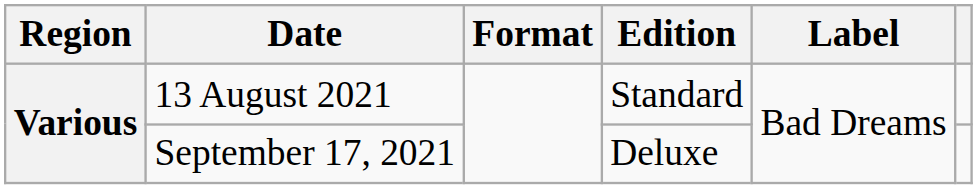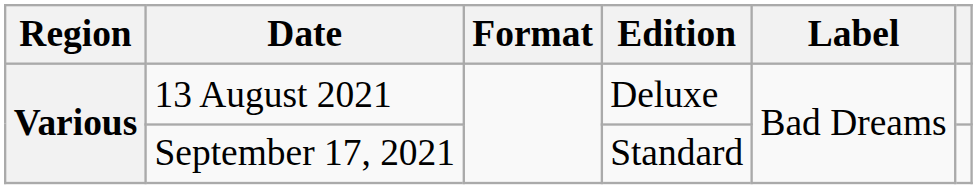(677, 93) Standard -> (664, 93) Deluxe
(664, 152) Deluxe -> (677, 152) Standard
